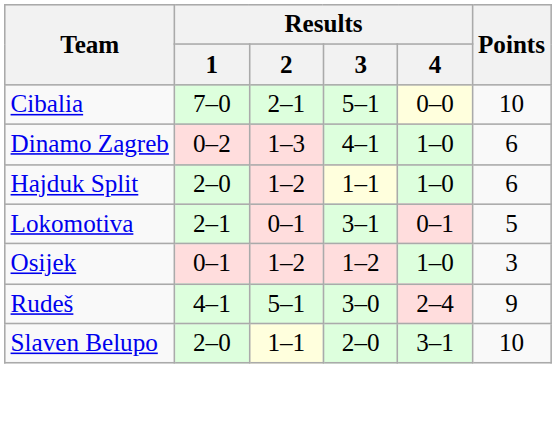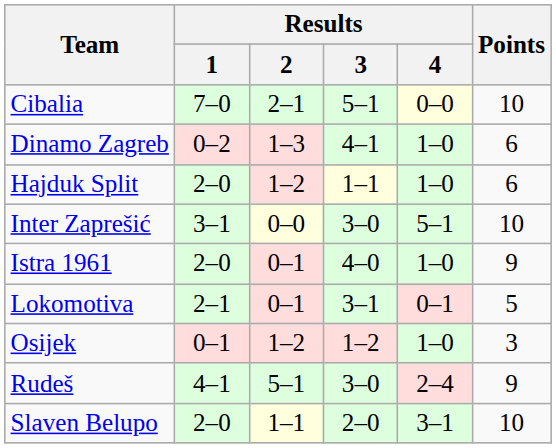+ row: (81, 223)
+ row: (61, 263)
